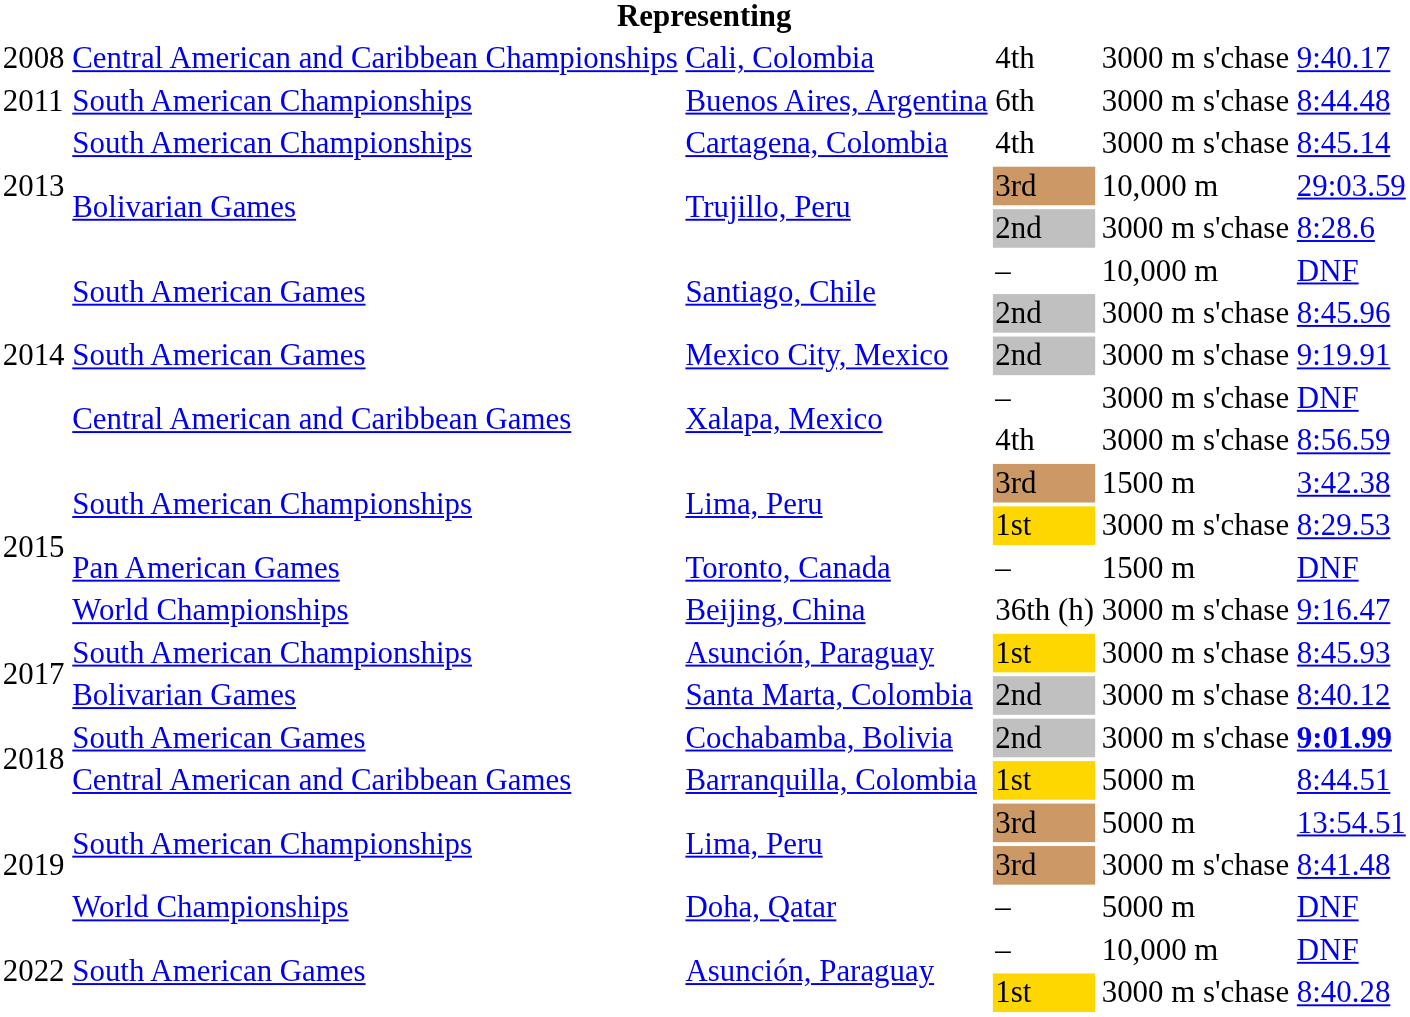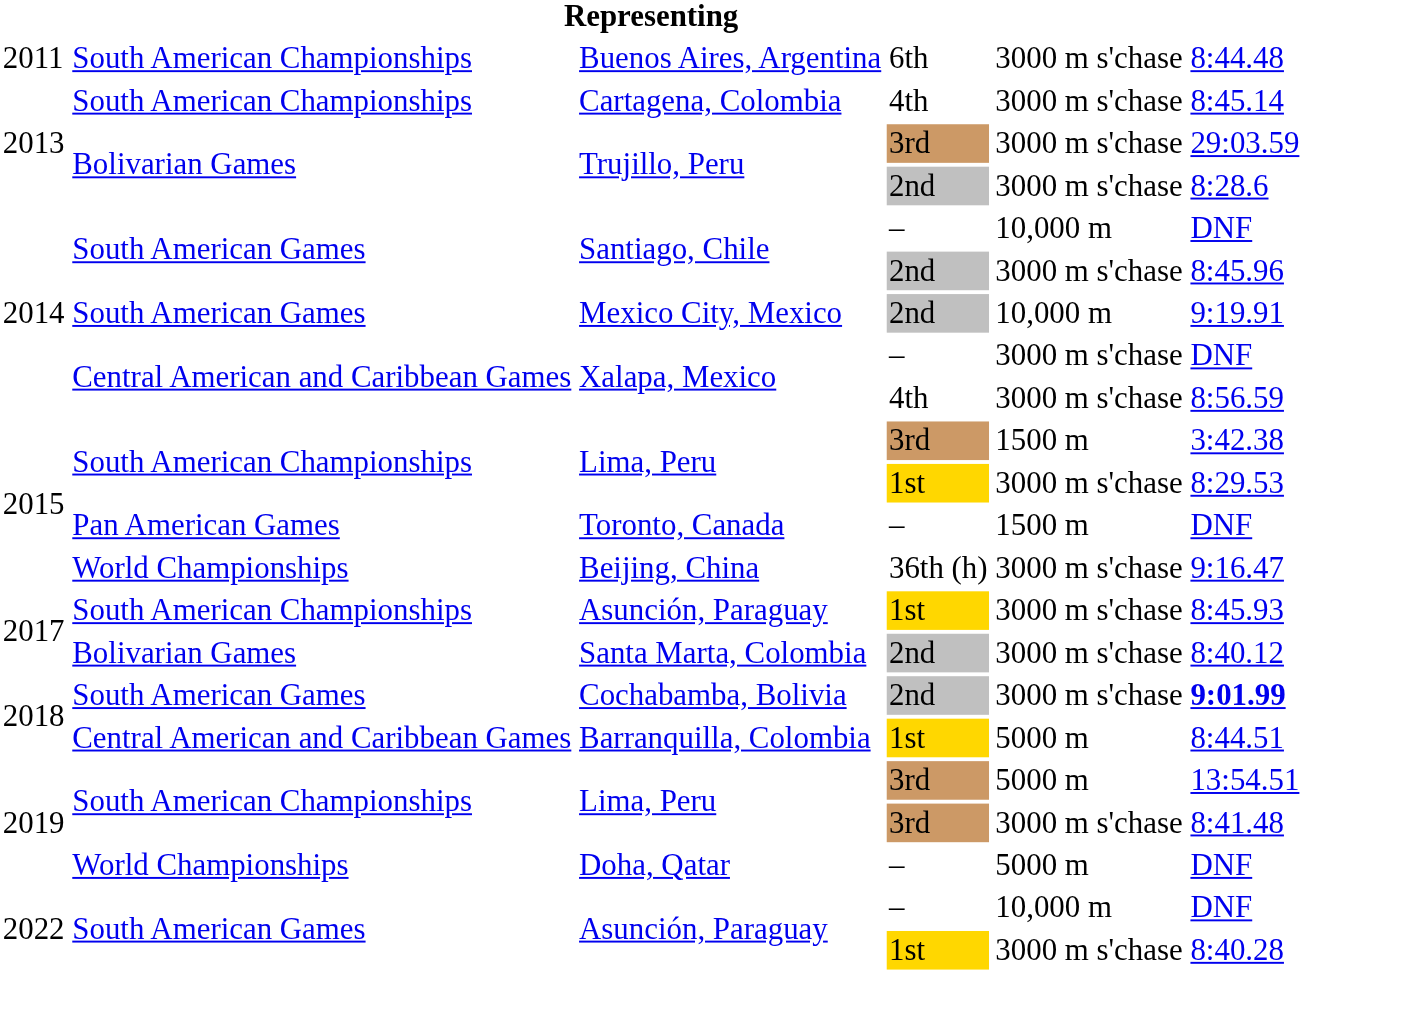- row: (780, 58)
(1160, 185) 10,000 m -> (1089, 143) 3000 m s'chase
(1195, 355) 3000 m s'chase -> (1054, 312) 10,000 m
